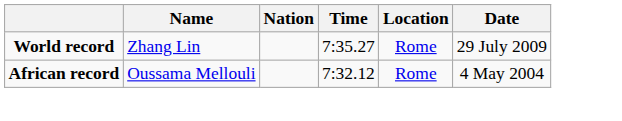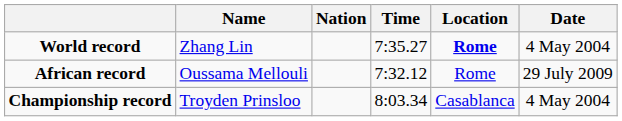(416, 45) normal -> (475, 45) bold
(502, 45) 29 July 2009 -> (568, 45) 4 May 2004
(502, 73) 4 May 2004 -> (568, 73) 29 July 2009
+ row: (90, 101)
